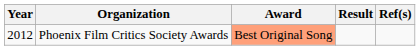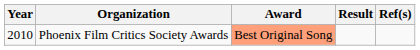(20, 34) 2012 -> (20, 34) 2010
